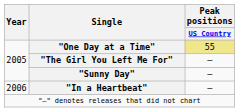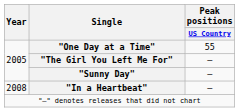(210, 47) khaki background -> (210, 47) no background
(17, 88) 2006 -> (17, 88) 2008
